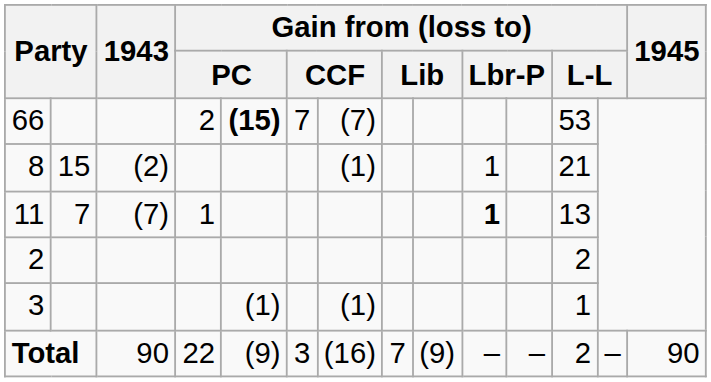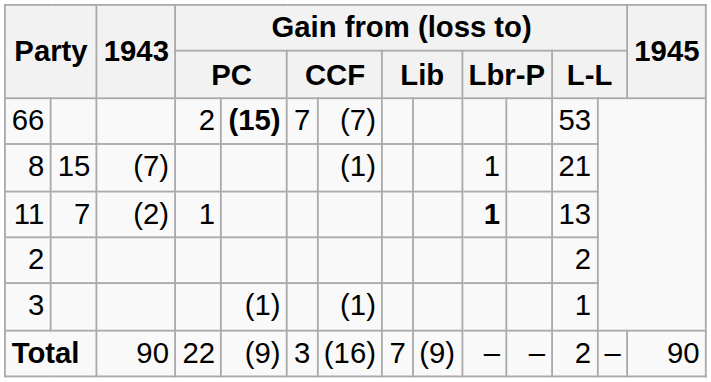(151, 167) (2) -> (151, 167) (7)
(151, 213) (7) -> (151, 213) (2)
